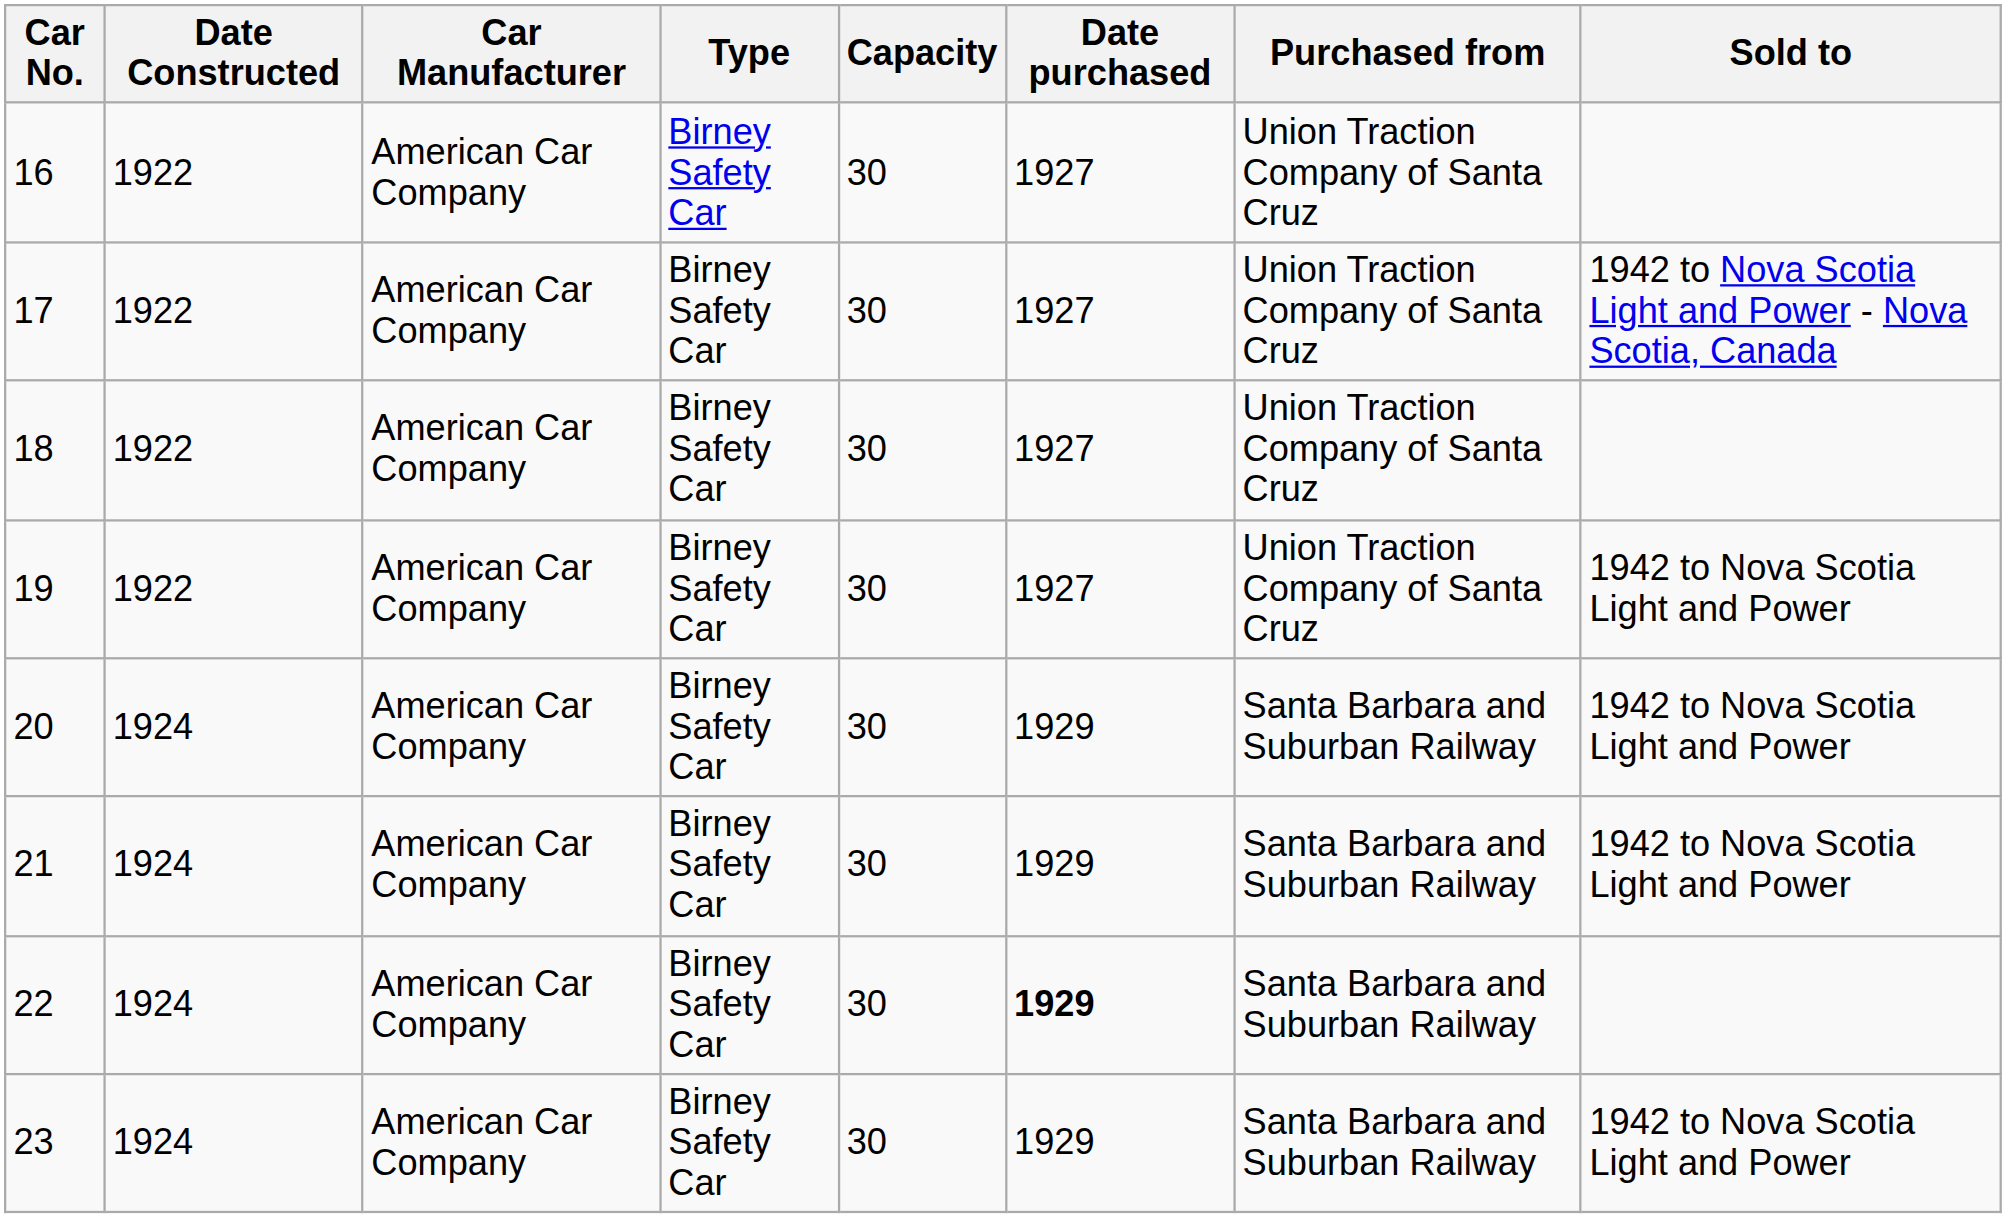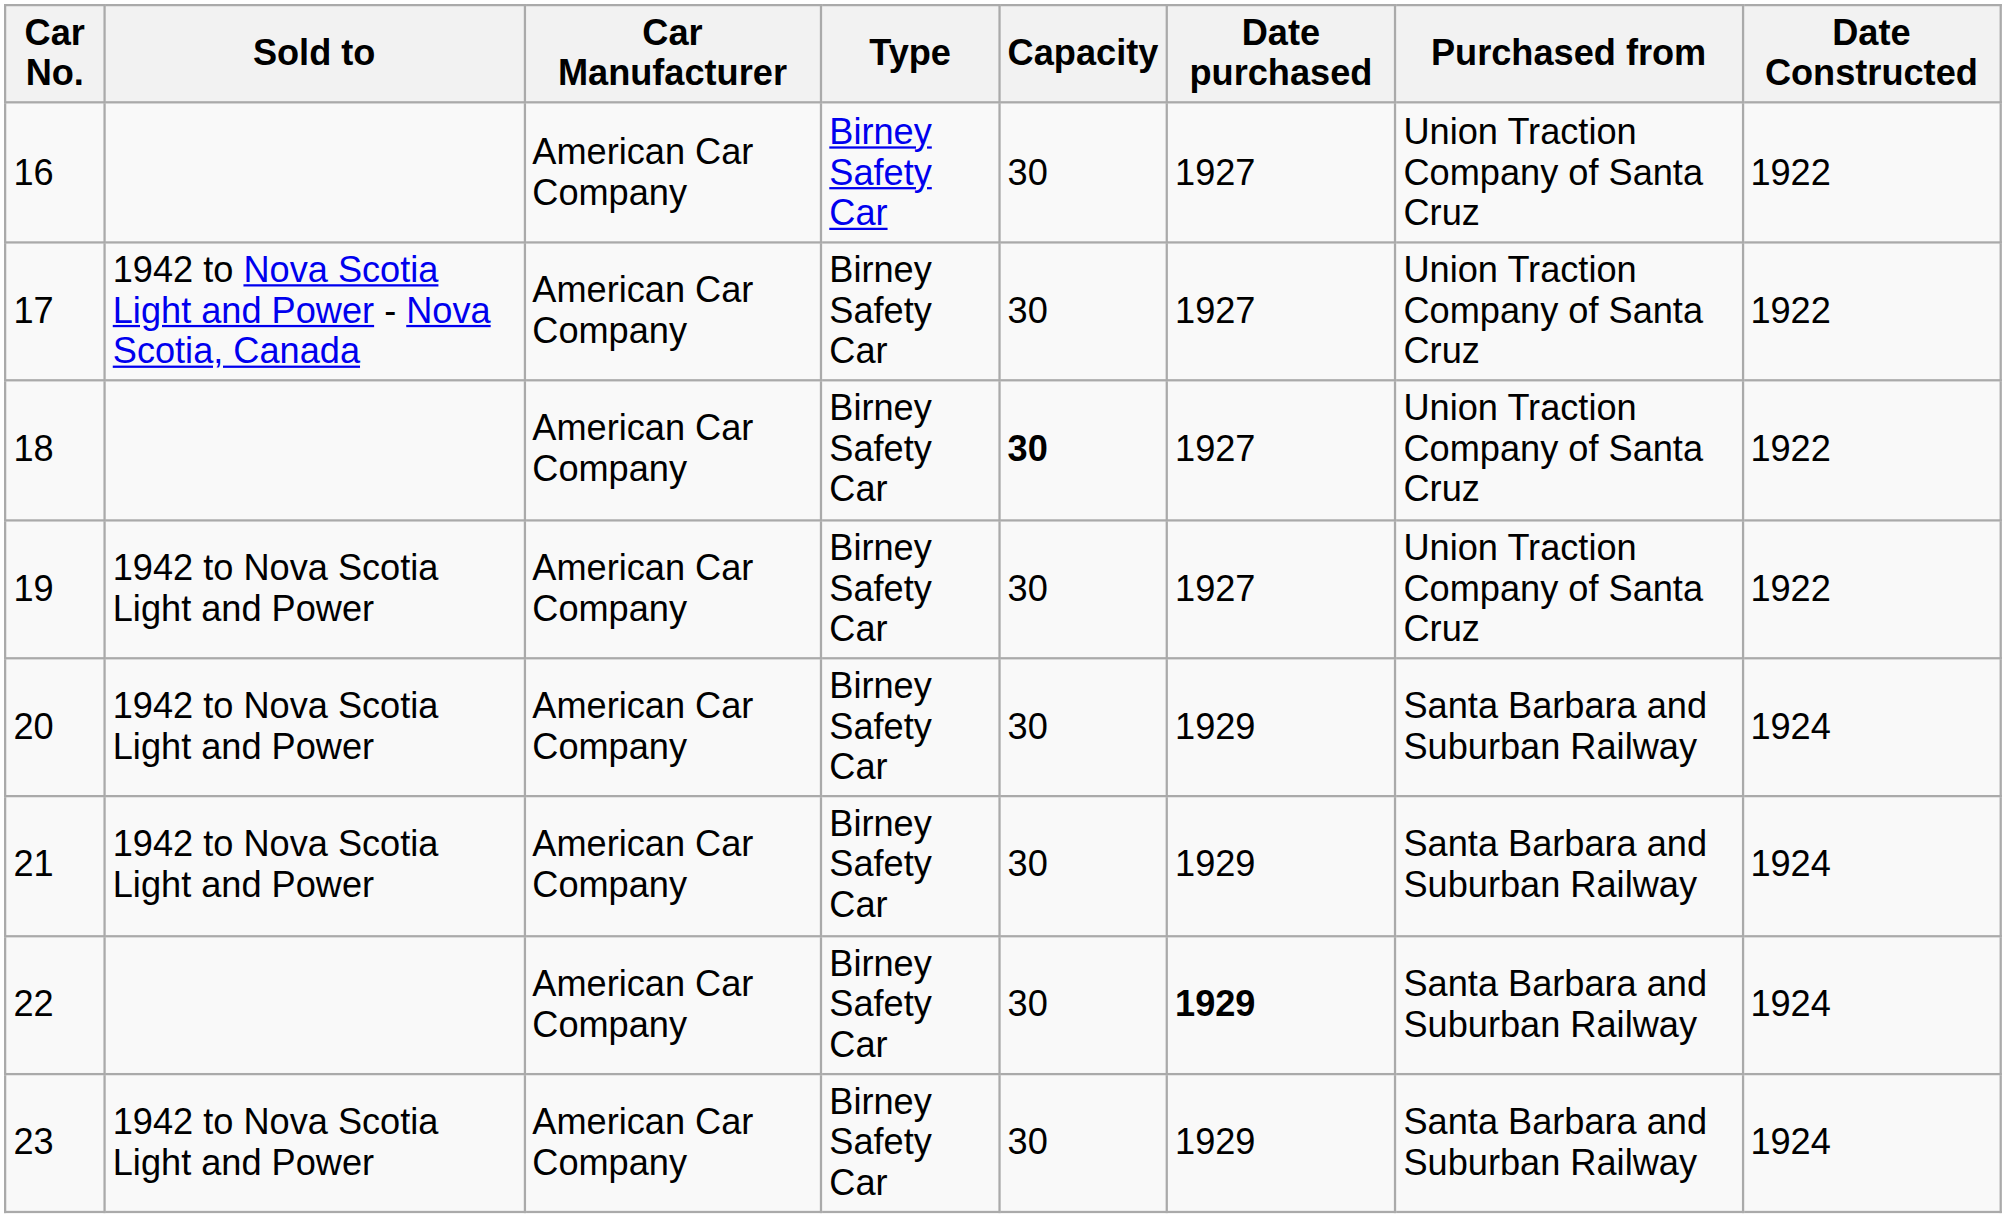columns swapped: (234, 53) <-> (1791, 53)
(867, 449) normal -> (1028, 449) bold
